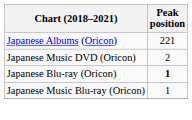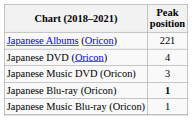+ row: (57, 57)
(167, 57) 2 -> (167, 73) 3
